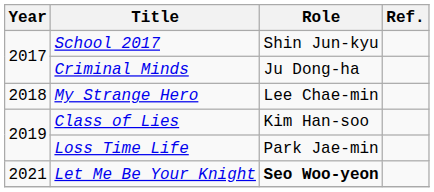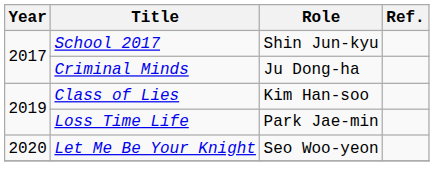- row: (126, 96)
(28, 174) 2021 -> (28, 148) 2020
(321, 174) bold -> (321, 148) normal
